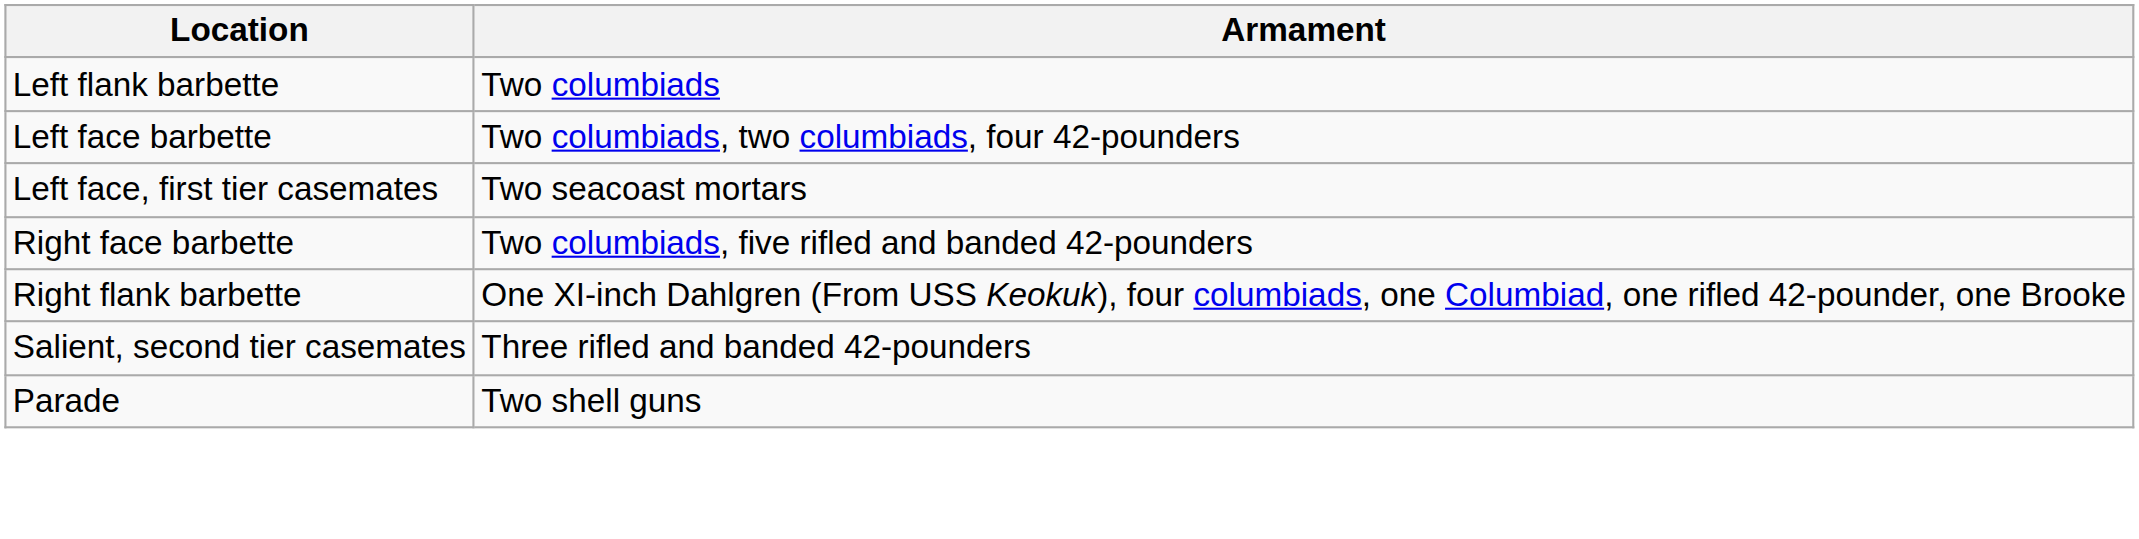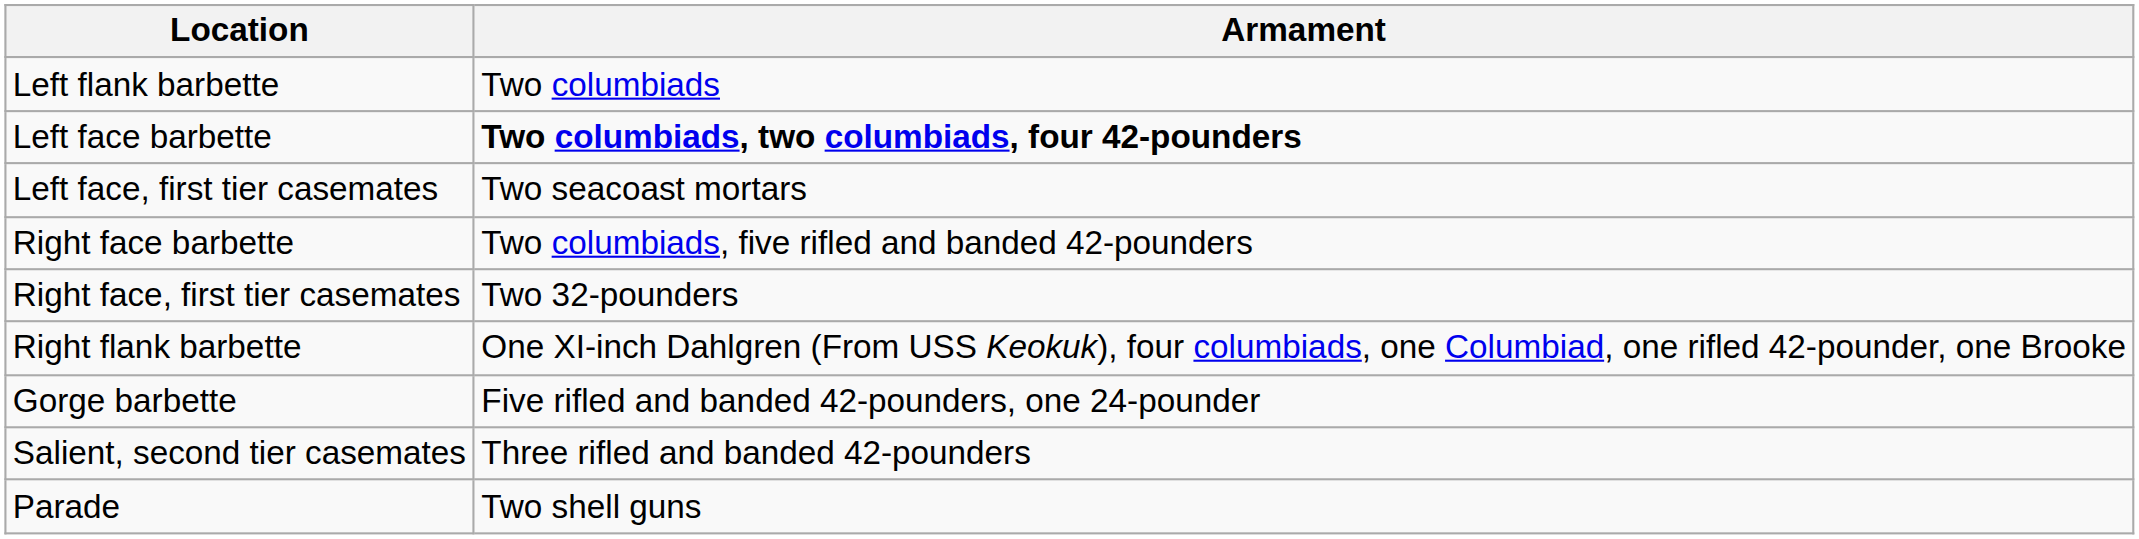(861, 136) normal -> (892, 136) bold
+ row: (237, 294)
+ row: (125, 400)
